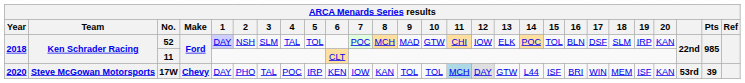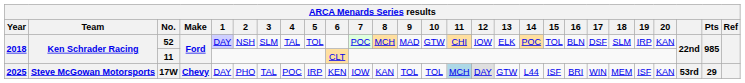(17, 71) 2020 -> (17, 71) 2025
(712, 71) 39 -> (712, 71) 29
